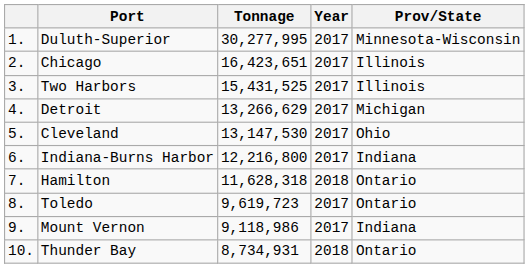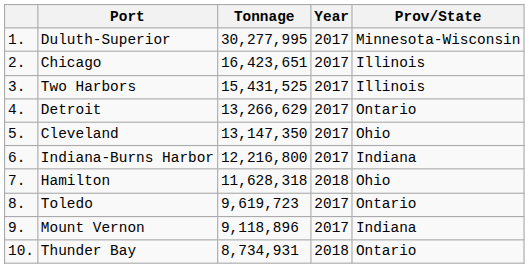(391, 110) Michigan -> (386, 110) Ontario
(264, 134) 13,147,530 -> (264, 134) 13,147,350
(386, 181) Ontario -> (373, 181) Ohio
(260, 228) 9,118,986 -> (260, 228) 9,118,896
